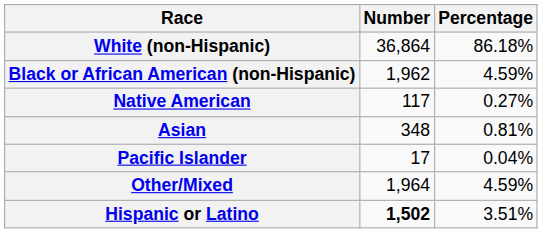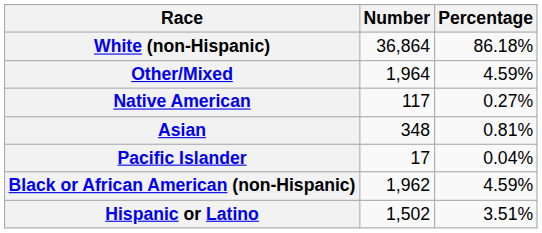rows swapped: (182, 74) <-> (182, 185)
(408, 213) bold -> (408, 213) normal
